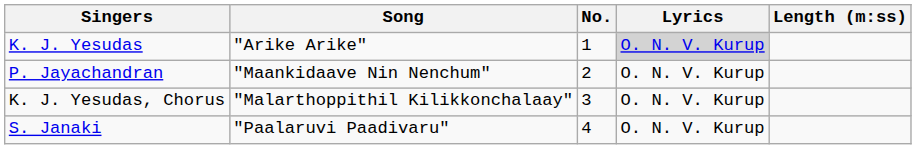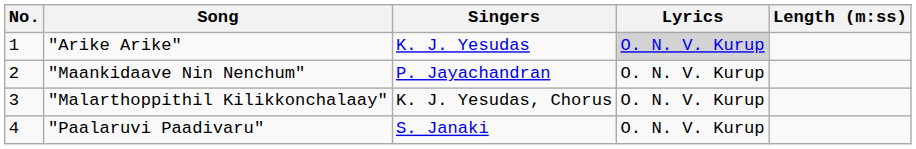columns swapped: (597, 19) <-> (117, 19)
